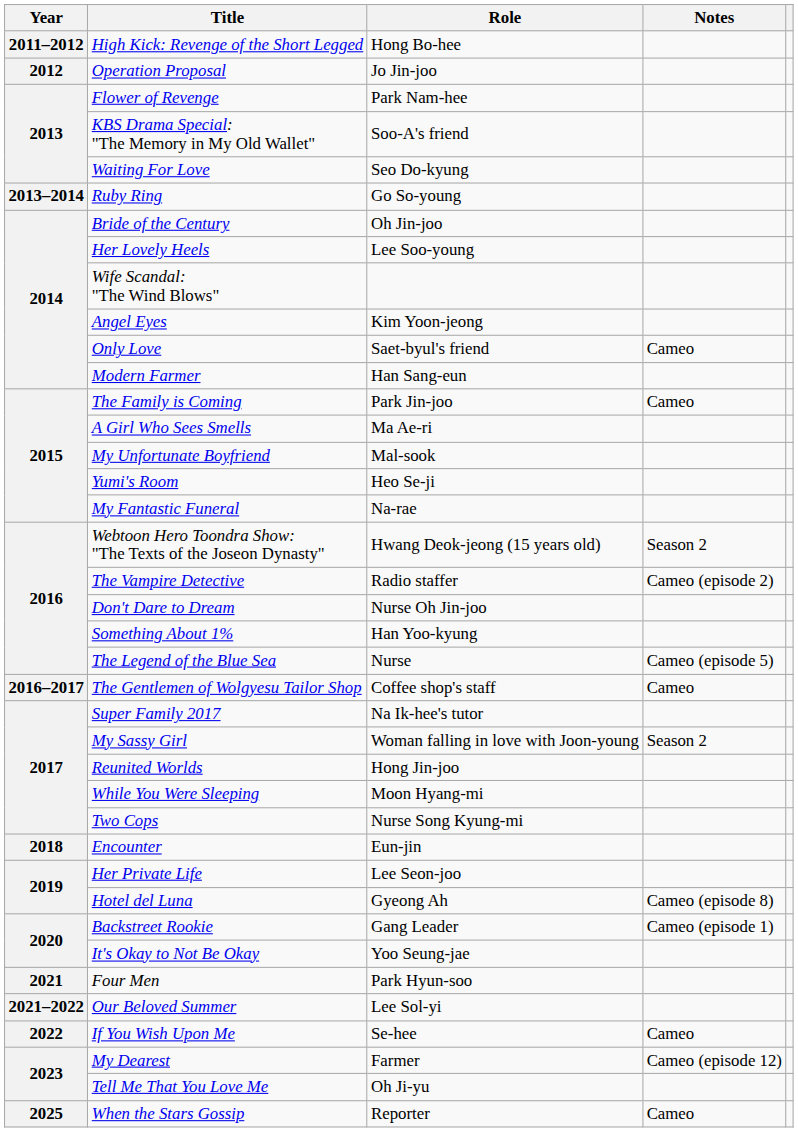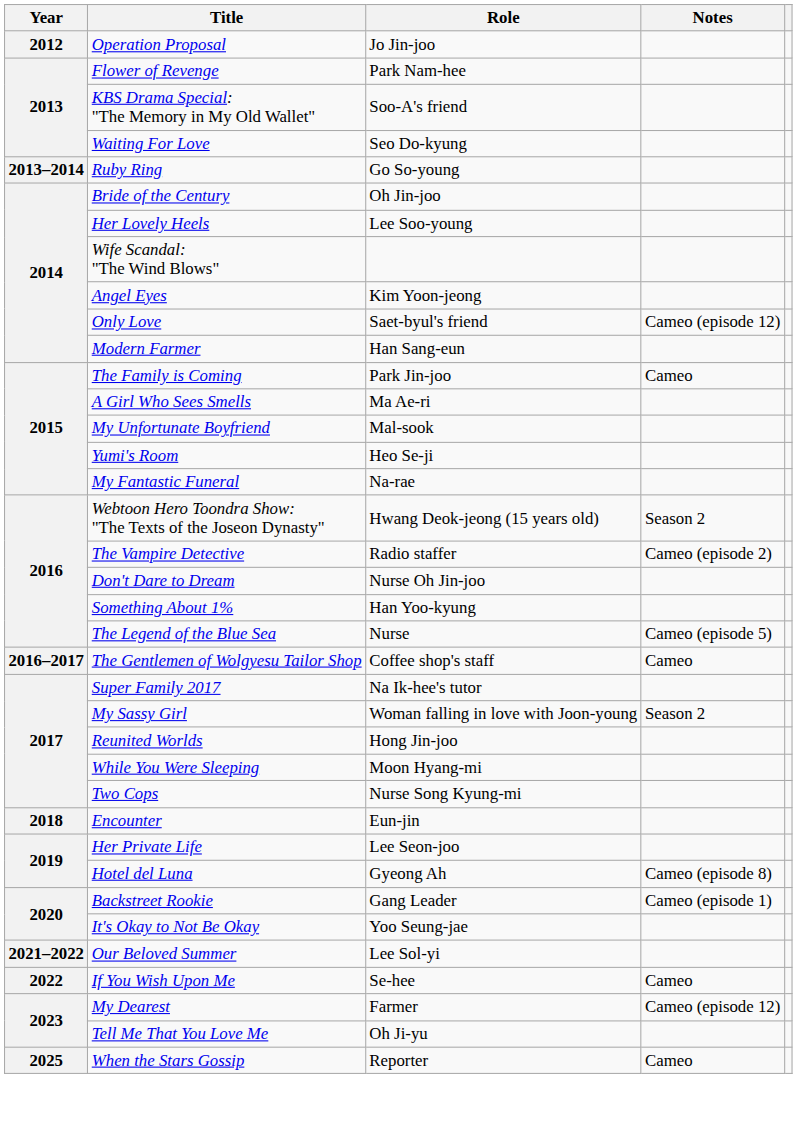- row: (228, 44)
(670, 348) Cameo -> (713, 322) Cameo (episode 12)
- row: (126, 980)
